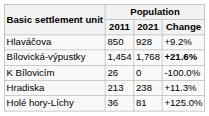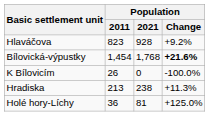(116, 42) 850 -> (116, 42) 823
